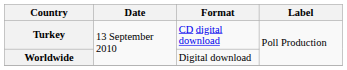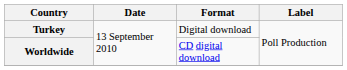(201, 35) CD digital download -> (215, 29) Digital download
(215, 57) Digital download -> (201, 51) CD digital download
